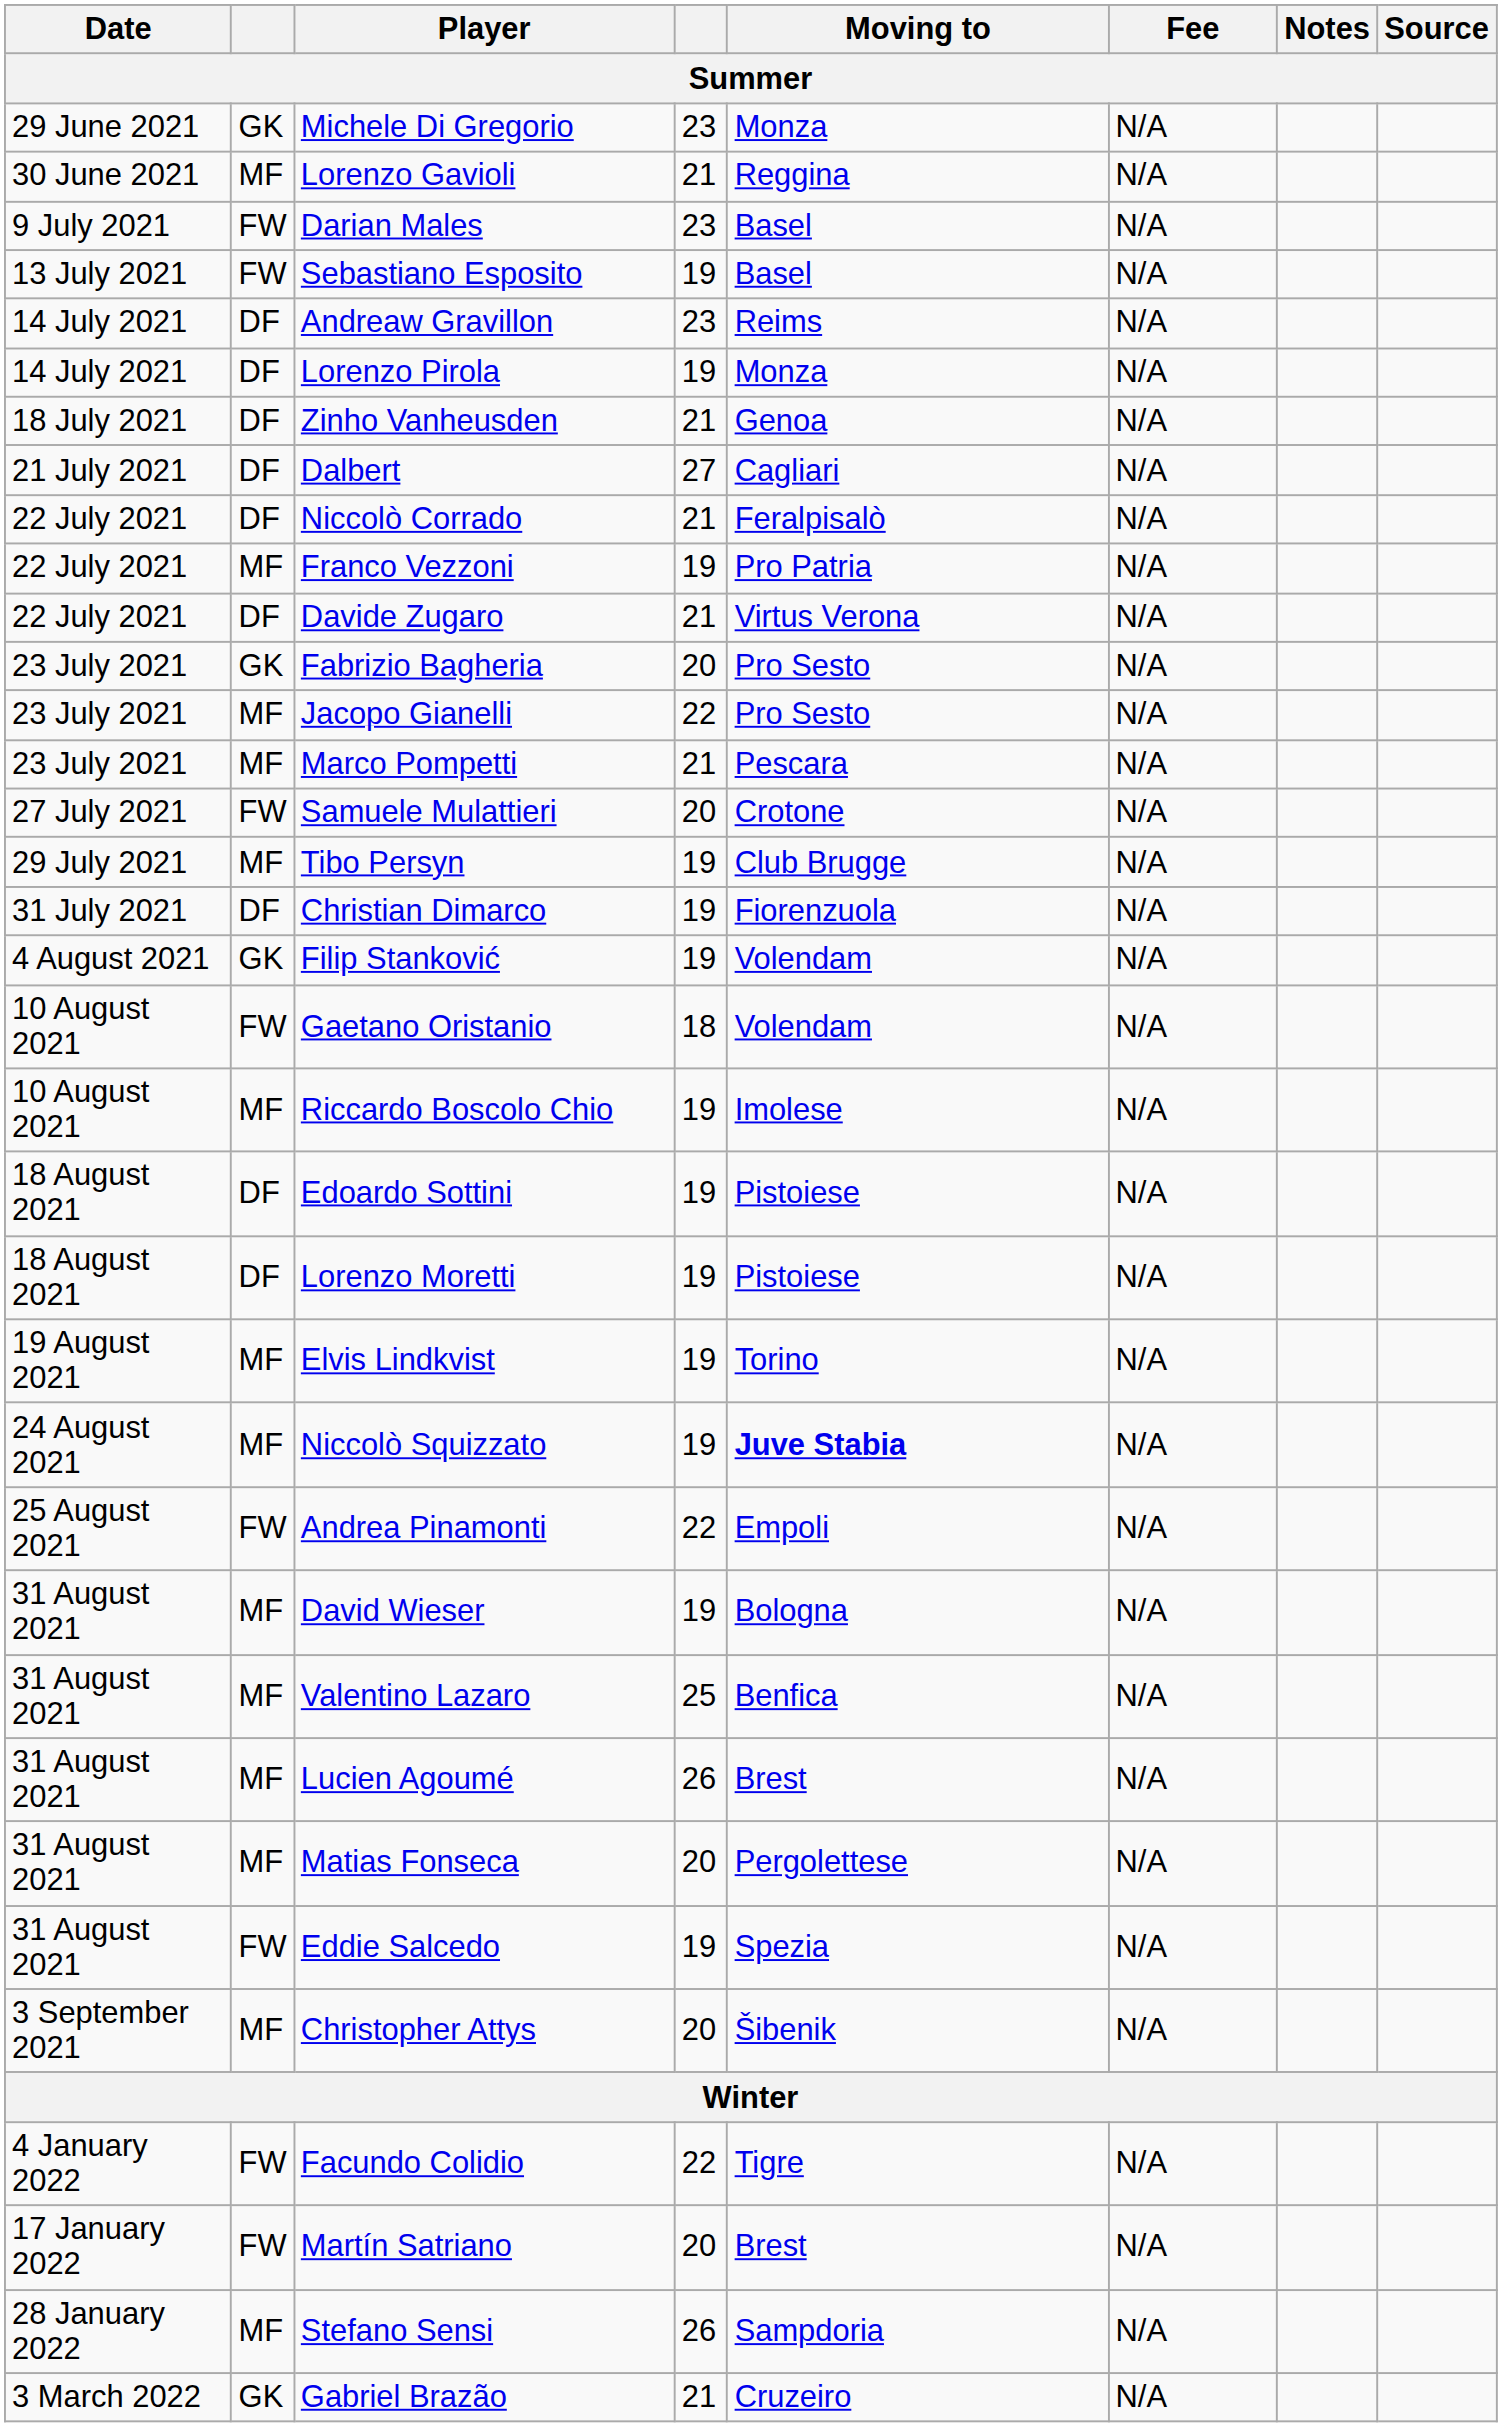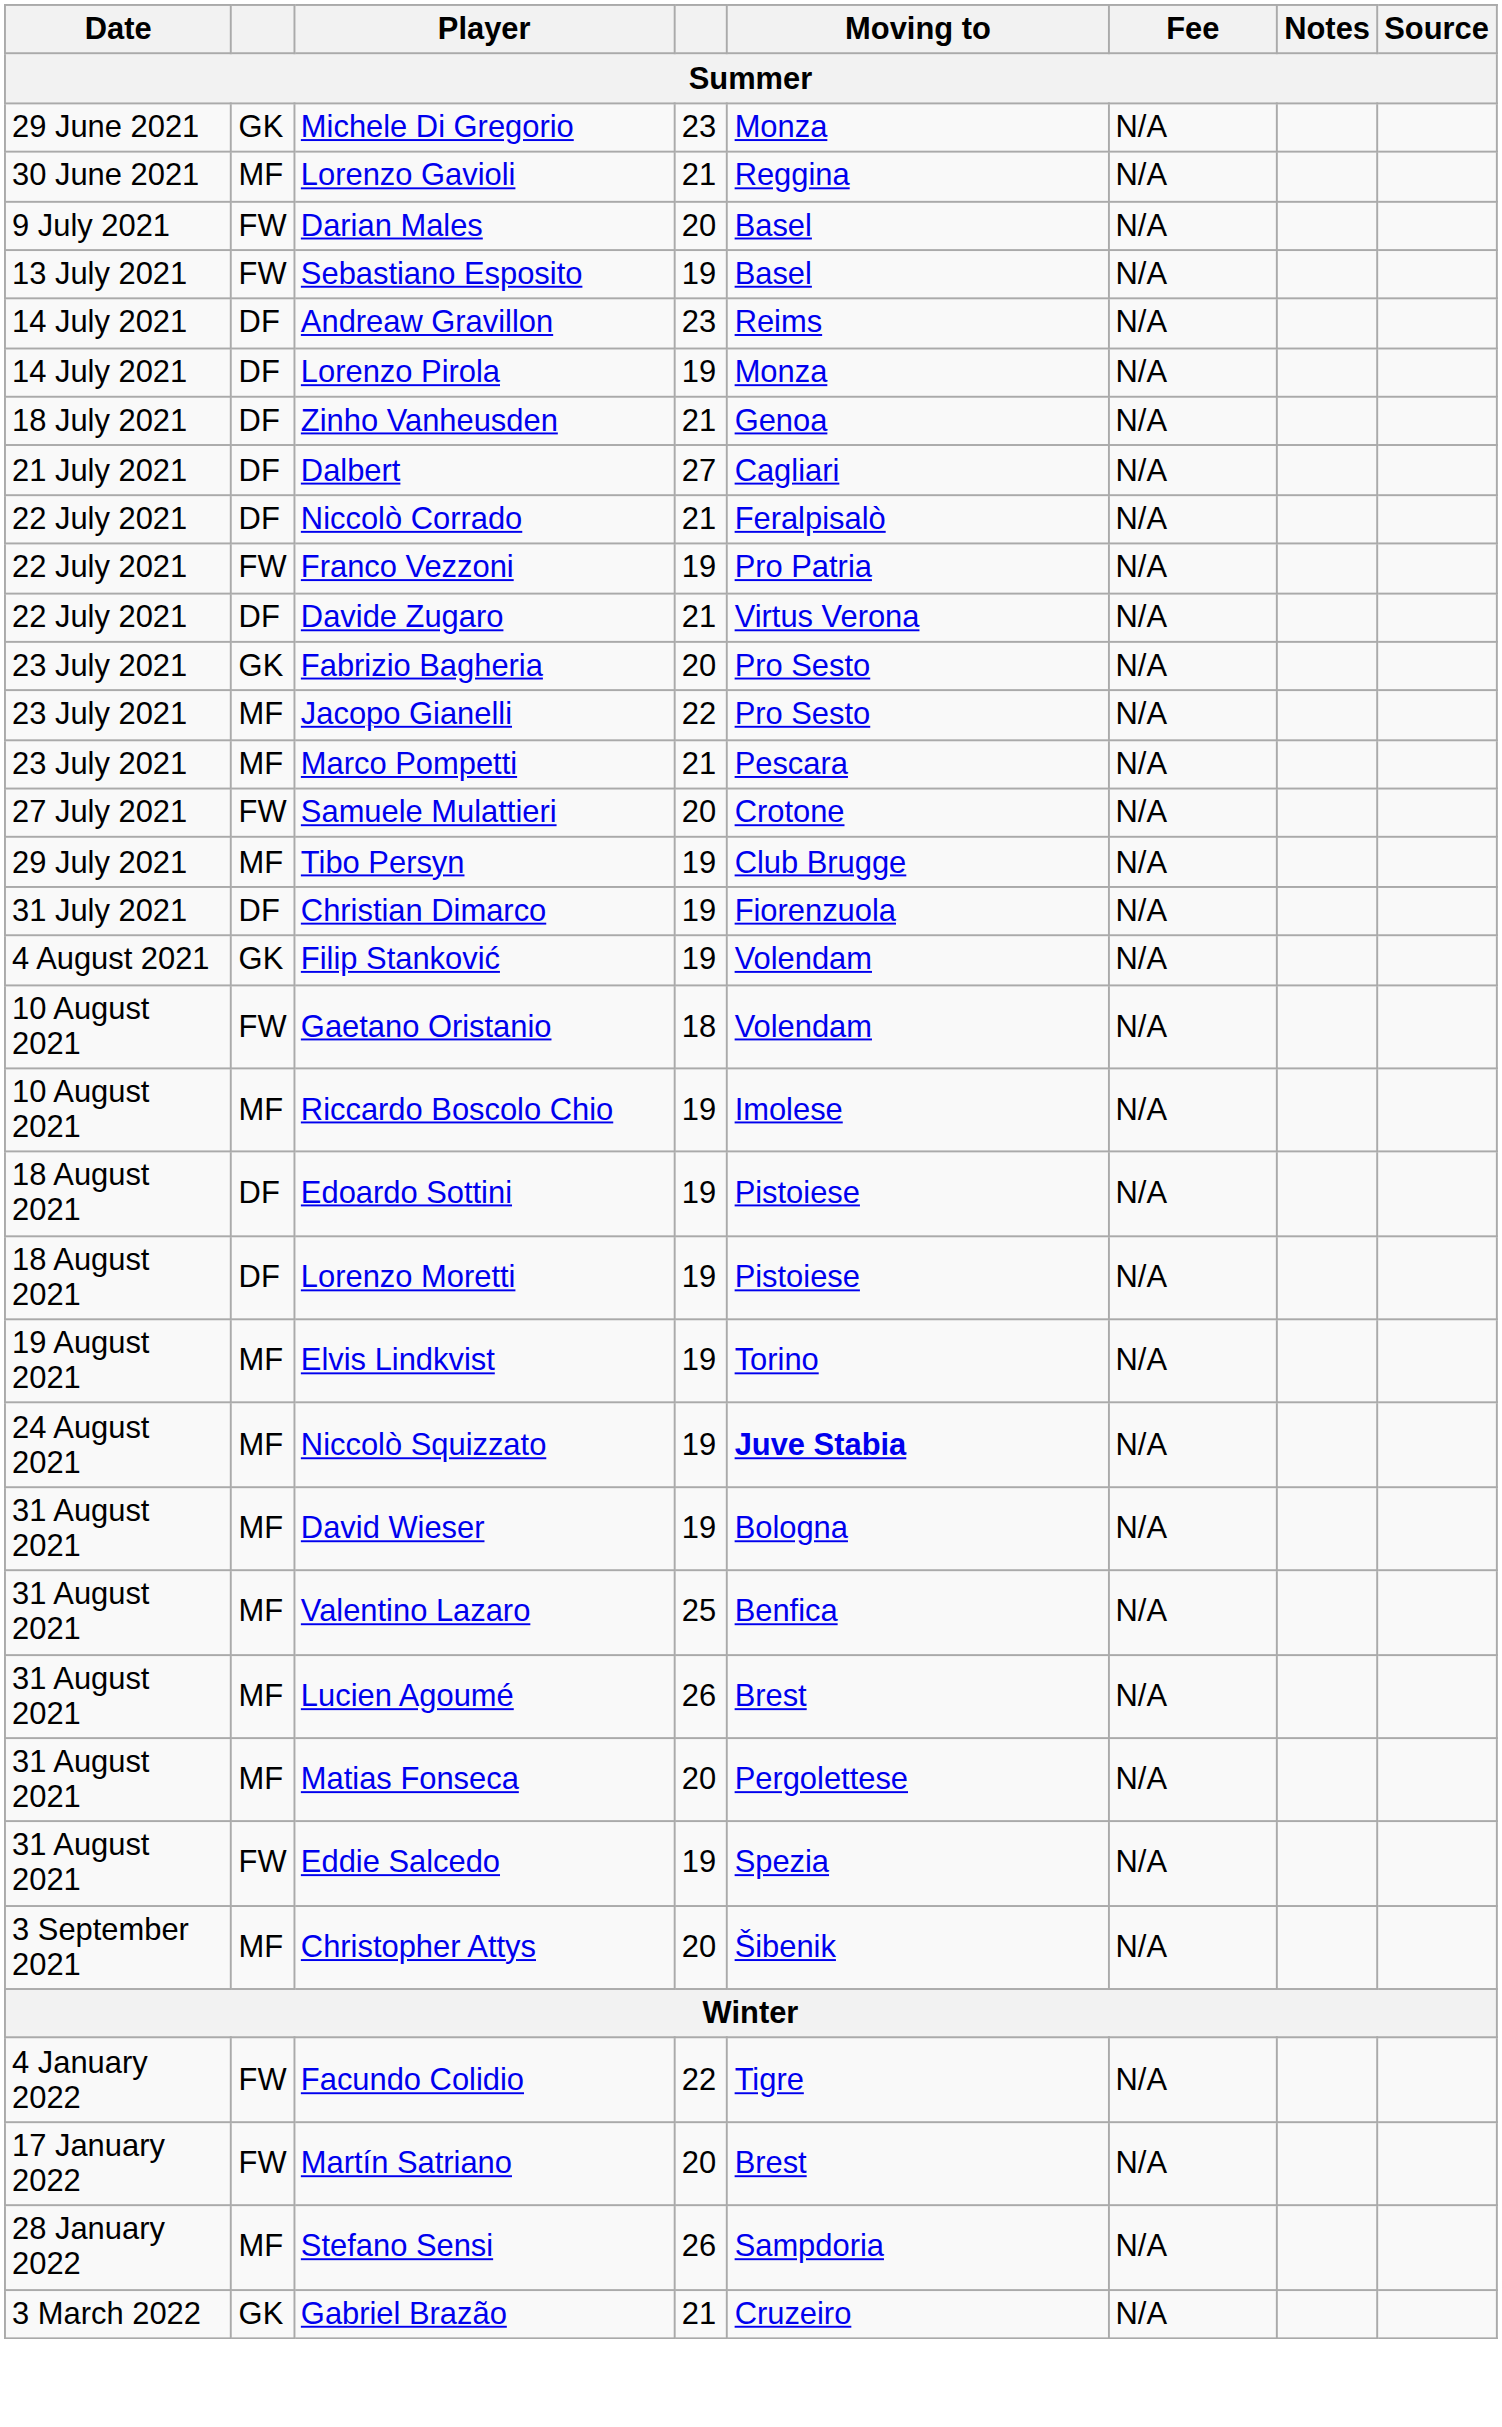(699, 224) 23 -> (699, 224) 20
(261, 567) MF -> (263, 567) FW
- row: (424, 1528)
